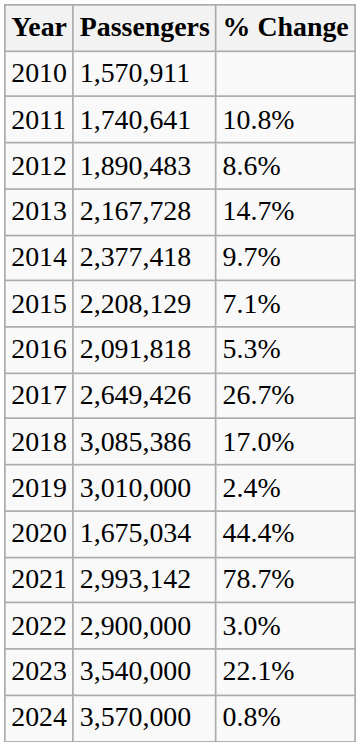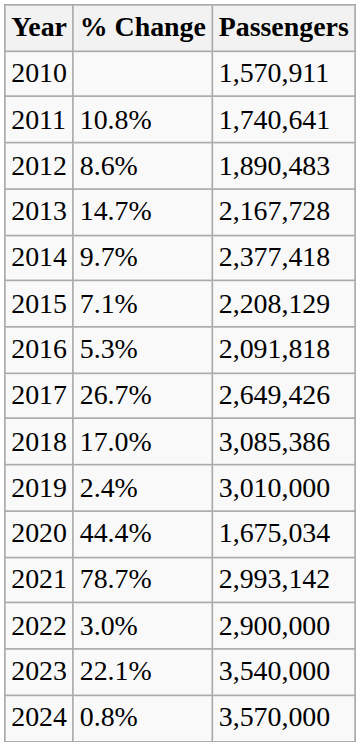columns swapped: (145, 27) <-> (286, 27)
